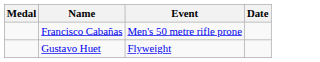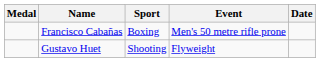+ column: (147, 13)
